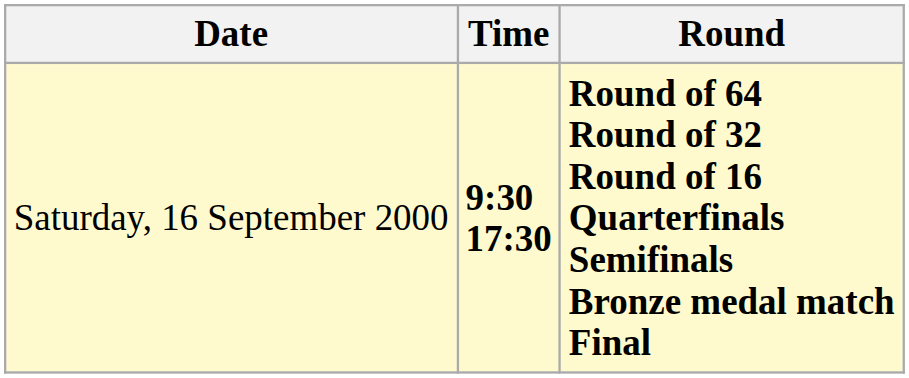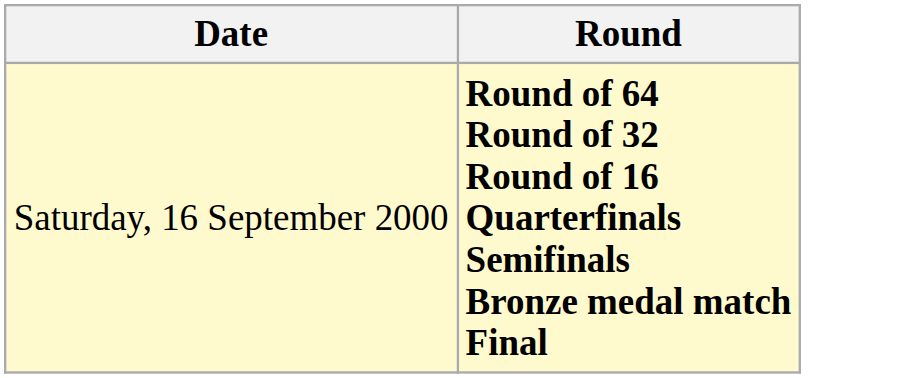- column: (509, 33)
